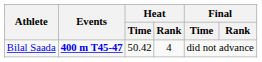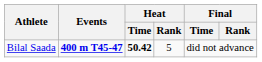(140, 48) normal -> (140, 48) bold
(169, 48) 4 -> (169, 48) 5
